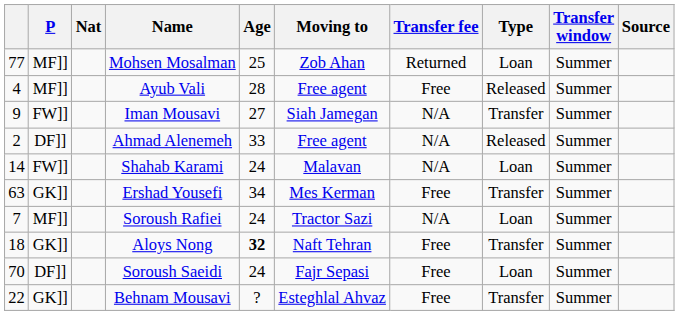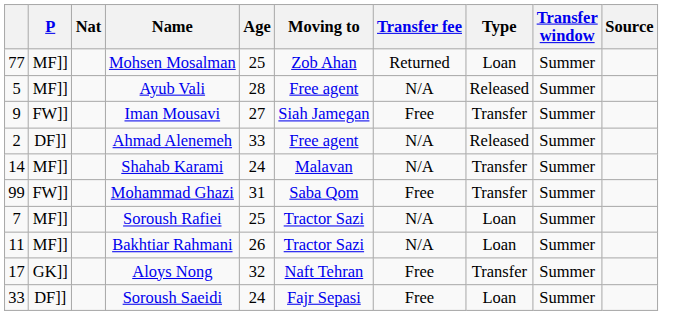(17, 88) 4 -> (17, 88) 5
(436, 88) Free -> (420, 88) N/A
(436, 114) N/A -> (420, 114) Free
(50, 166) FW]] -> (50, 166) MF]]
(516, 166) Loan -> (499, 166) Transfer
- row: (172, 192)
+ row: (172, 192)
(257, 219) 24 -> (257, 219) 25
+ row: (172, 245)
(17, 245) 18 -> (17, 271) 17
(257, 245) bold -> (257, 271) normal
(17, 271) 70 -> (17, 297) 33
- row: (172, 297)
